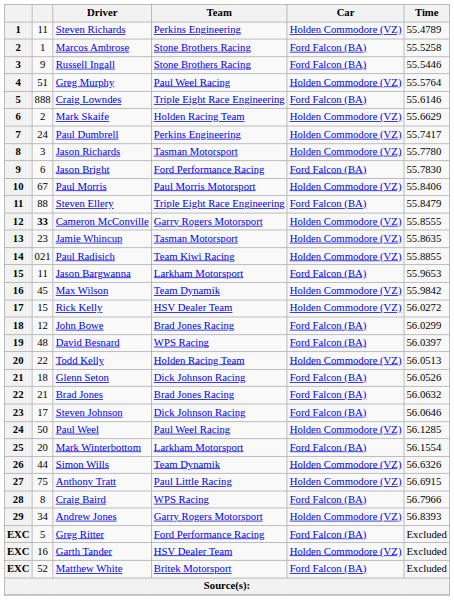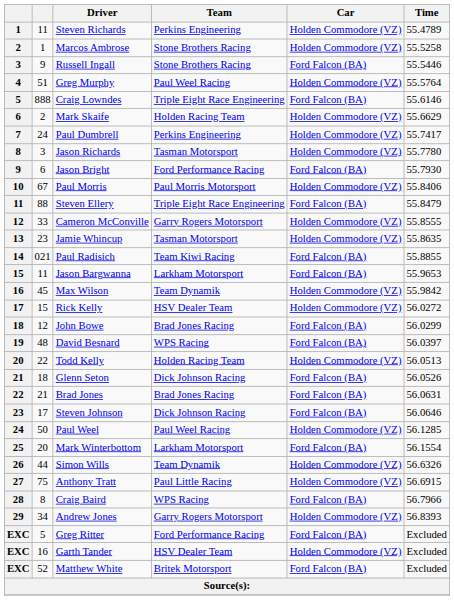(328, 47) Ford Falcon (BA) -> (346, 47) Holden Commodore (VZ)
(424, 169) 55.7830 -> (424, 169) 55.7930
(43, 221) bold -> (43, 221) normal
(346, 256) Holden Commodore (VZ) -> (328, 256) Ford Falcon (BA)
(424, 395) 56.0632 -> (424, 395) 56.0631
